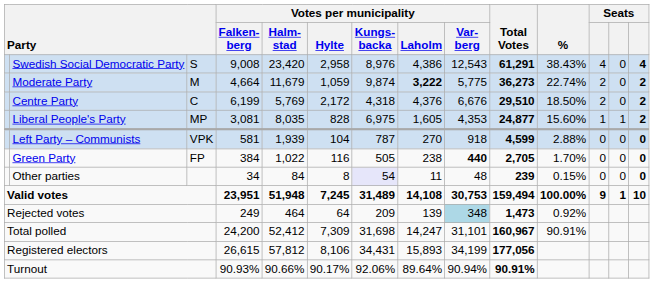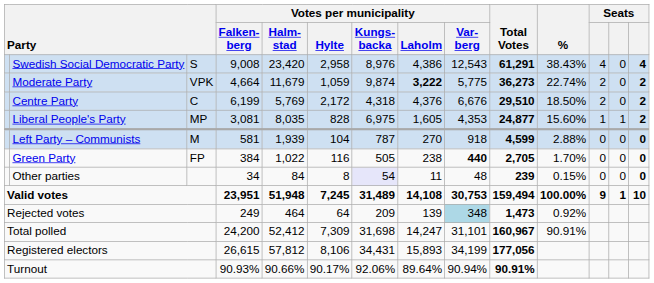(195, 82) M -> (202, 82) VPK
(202, 139) VPK -> (195, 139) M
